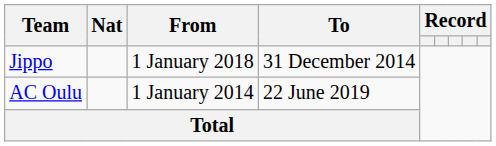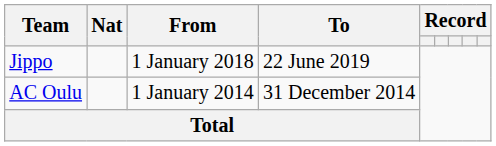(339, 61) 31 December 2014 -> (316, 61) 22 June 2019
(316, 93) 22 June 2019 -> (339, 93) 31 December 2014
